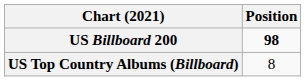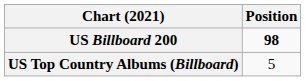(271, 64) 8 -> (271, 64) 5
